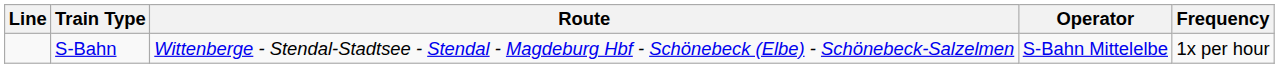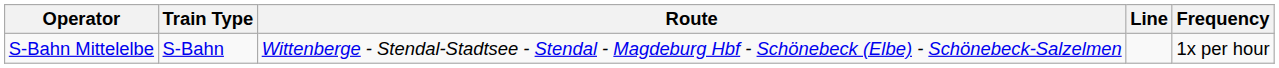columns swapped: (28, 19) <-> (1095, 19)
